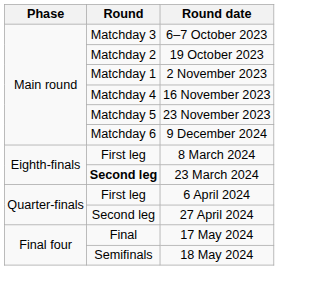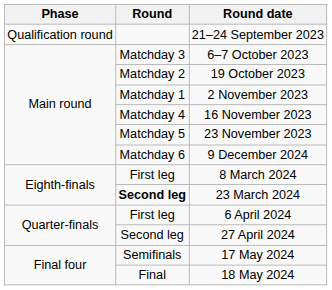+ row: (258, 34)
(123, 235) Final -> (152, 255) Semifinals
(123, 255) Semifinals -> (152, 275) Final
